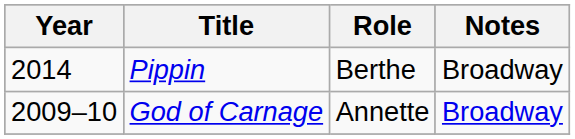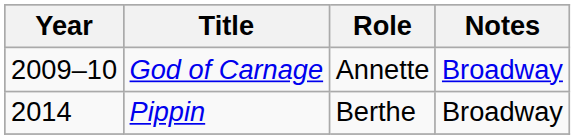rows swapped: (226, 112) <-> (167, 69)
